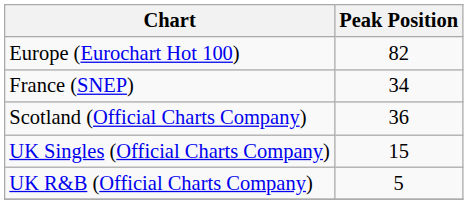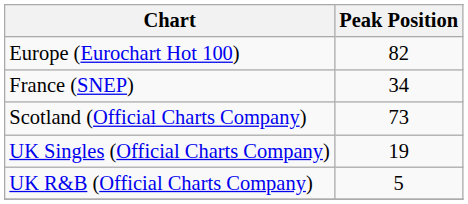(399, 118) 36 -> (399, 118) 73
(399, 150) 15 -> (399, 150) 19
